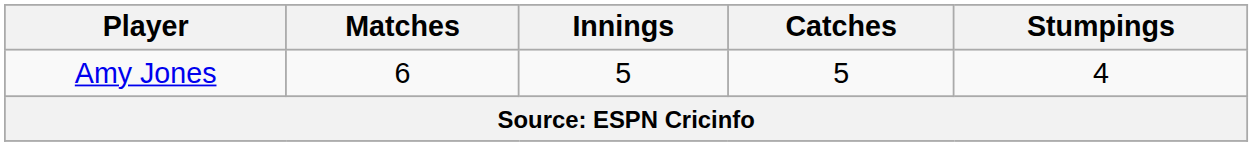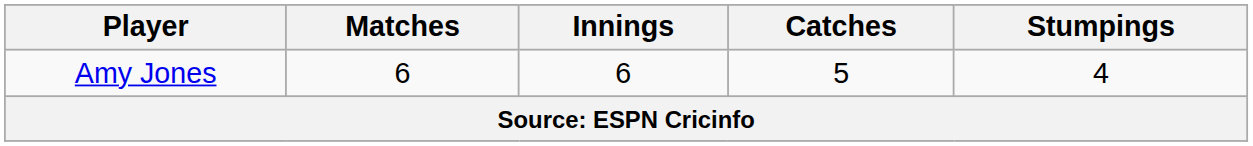(623, 72) 5 -> (623, 72) 6
